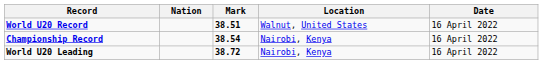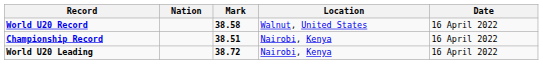(228, 25) 38.51 -> (228, 25) 38.58
(228, 39) 38.54 -> (228, 39) 38.51
